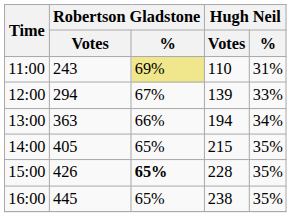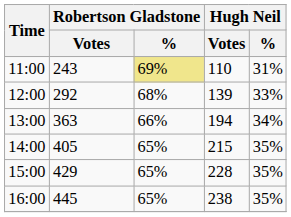(65, 95) 294 -> (65, 95) 292
(150, 95) 67% -> (152, 95) 68%
(65, 172) 426 -> (65, 172) 429
(151, 172) bold -> (152, 172) normal
